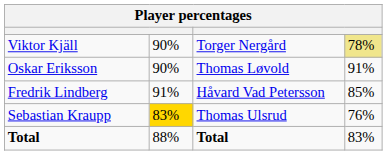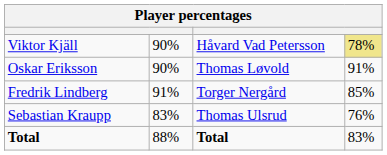(241, 45) Torger Nergård -> (261, 45) Håvard Vad Petersson
(261, 92) Håvard Vad Petersson -> (241, 92) Torger Nergård
(166, 115) gold background -> (166, 115) no background
